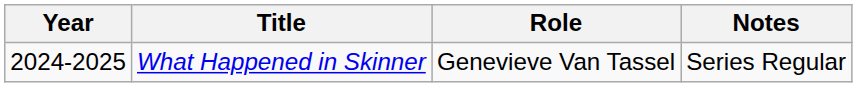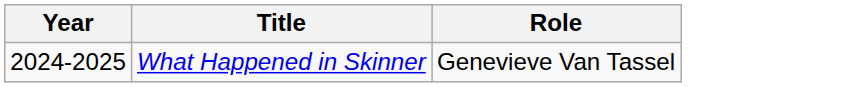- column: (766, 23)
